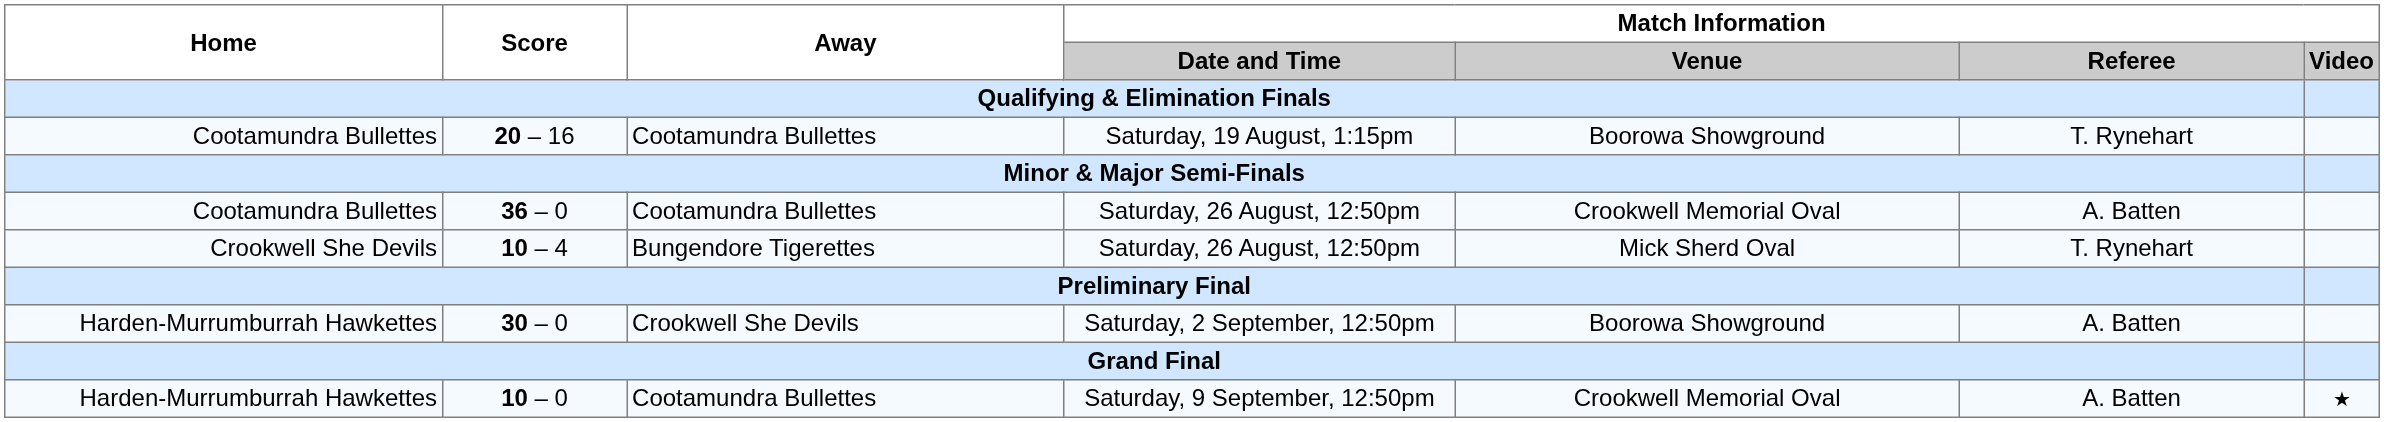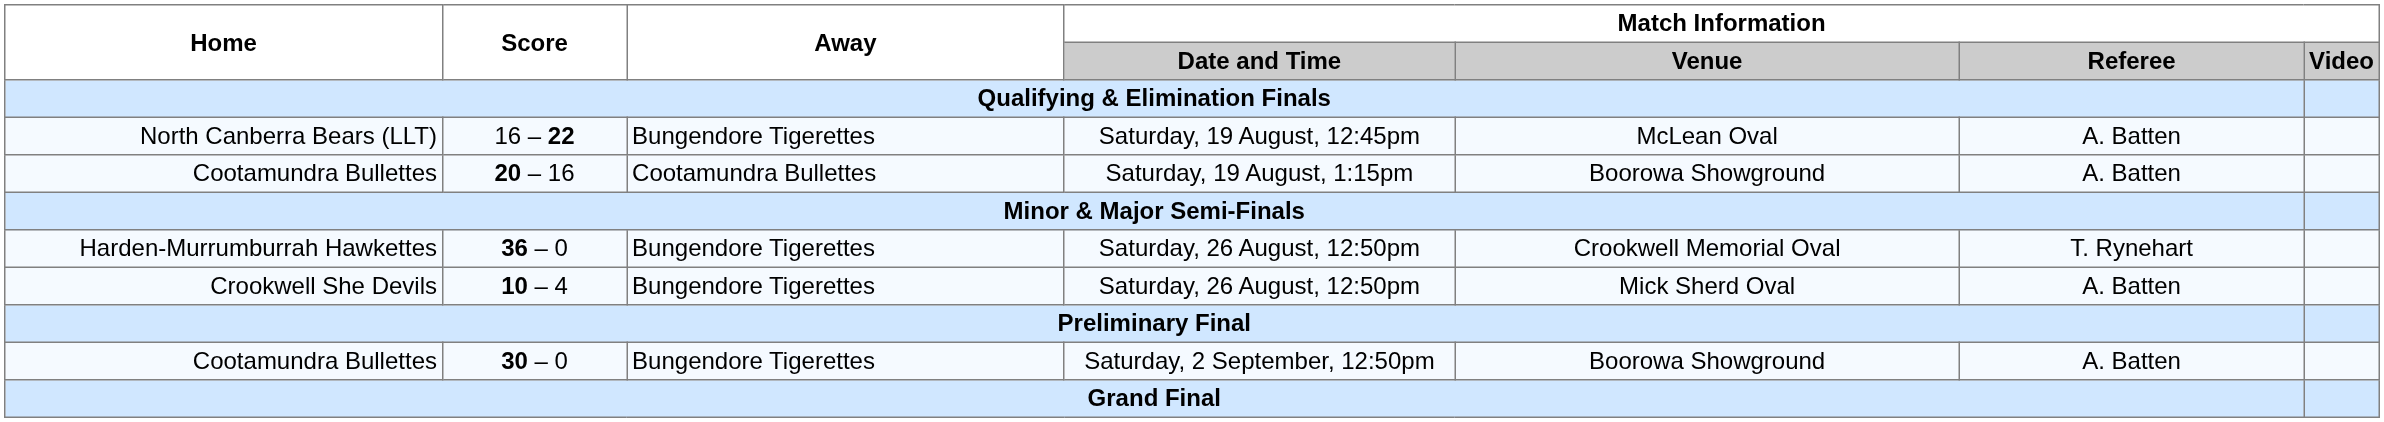+ row: (535, 135)
(2132, 135) T. Rynehart -> (2132, 173) A. Batten
(315, 210) Cootamundra Bullettes -> (258, 248) Harden-Murrumburrah Hawkettes
(754, 210) Cootamundra Bullettes -> (753, 248) Bungendore Tigerettes
(2132, 210) A. Batten -> (2132, 248) T. Rynehart
(2132, 248) T. Rynehart -> (2132, 285) A. Batten
(258, 323) Harden-Murrumburrah Hawkettes -> (315, 360) Cootamundra Bullettes
(745, 323) Crookwell She Devils -> (753, 360) Bungendore Tigerettes
- row: (535, 398)
